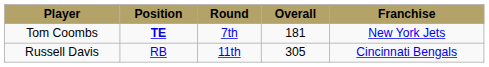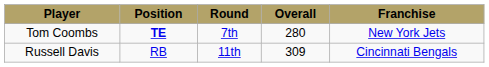(295, 33) 181 -> (295, 33) 280
(295, 52) 305 -> (295, 52) 309
